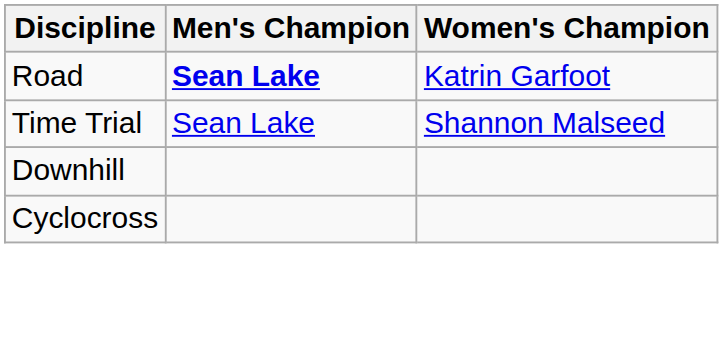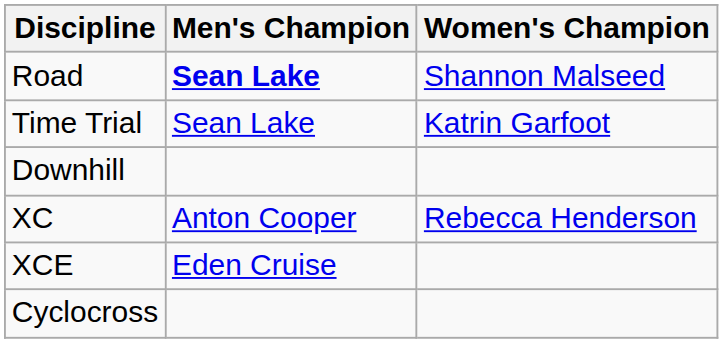(517, 75) Katrin Garfoot -> (545, 75) Shannon Malseed
(545, 123) Shannon Malseed -> (517, 123) Katrin Garfoot
+ row: (33, 218)
+ row: (43, 265)
